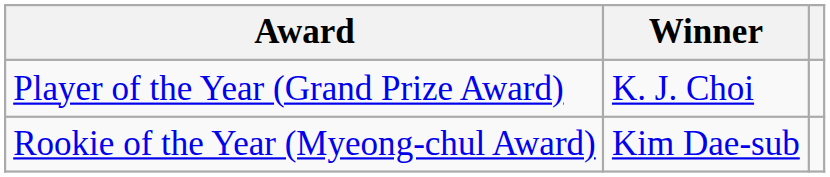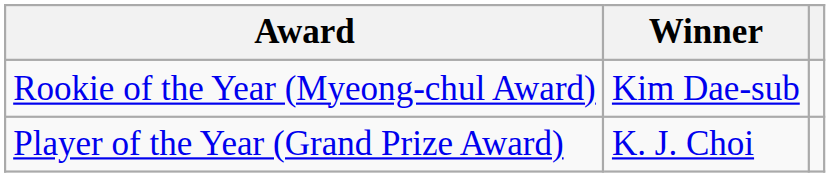rows swapped: (288, 87) <-> (304, 143)
